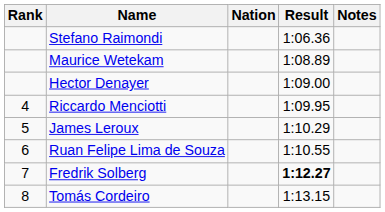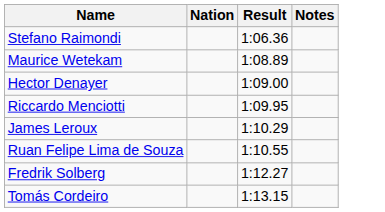- column: (25, 15)
(306, 173) bold -> (265, 173) normal
